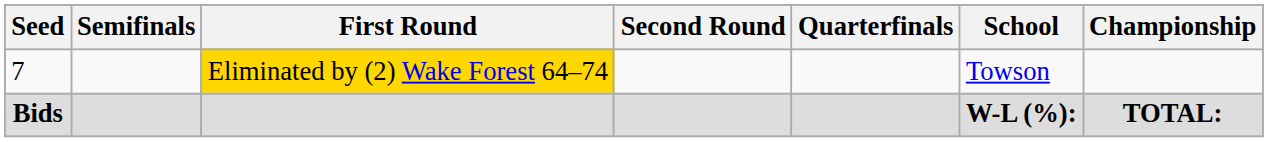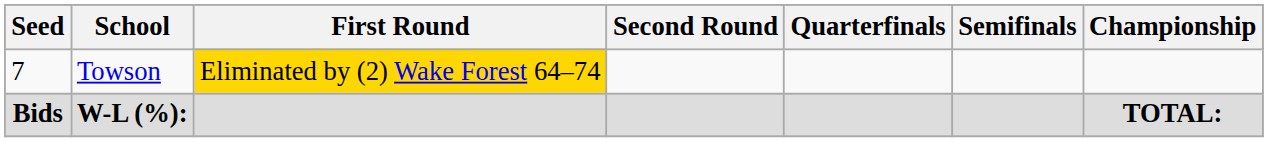columns swapped: (1021, 26) <-> (136, 26)
